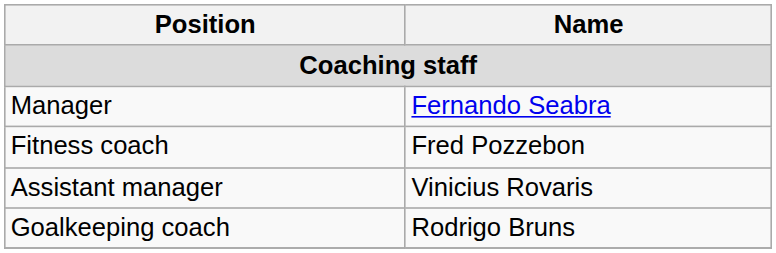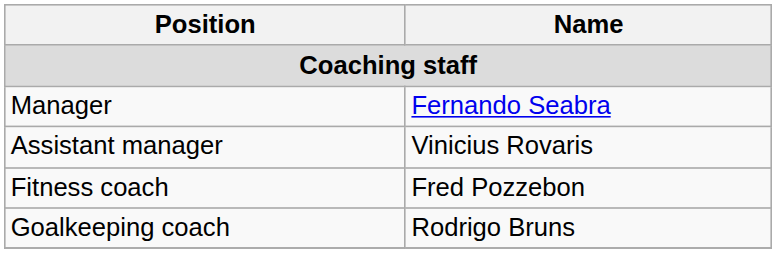rows swapped: (117, 187) <-> (90, 146)
